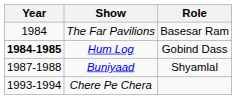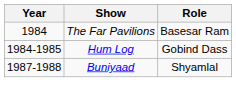(34, 49) bold -> (34, 49) normal
- row: (111, 85)
